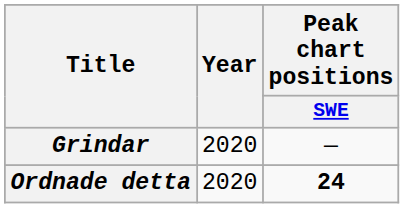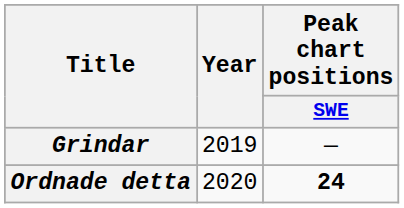(230, 146) 2020 -> (230, 146) 2019
